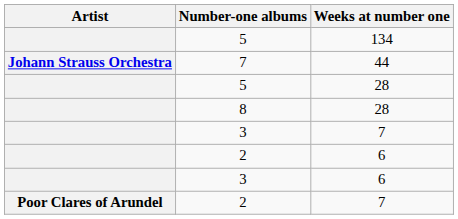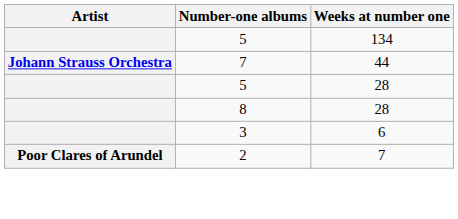- row: (243, 132)
- row: (243, 156)
